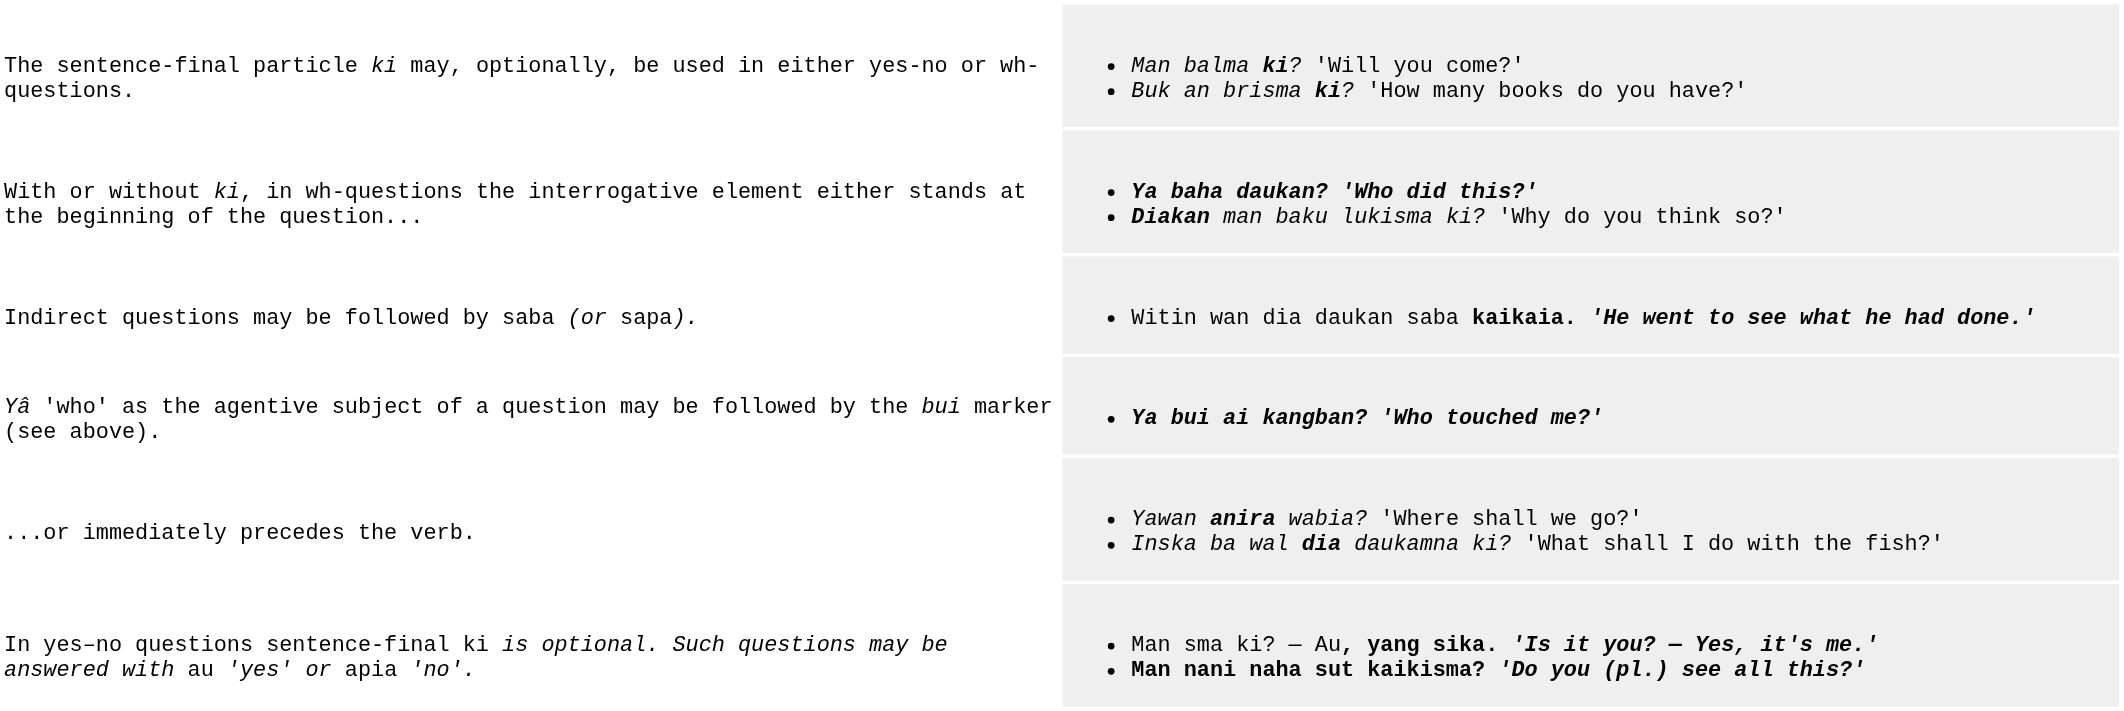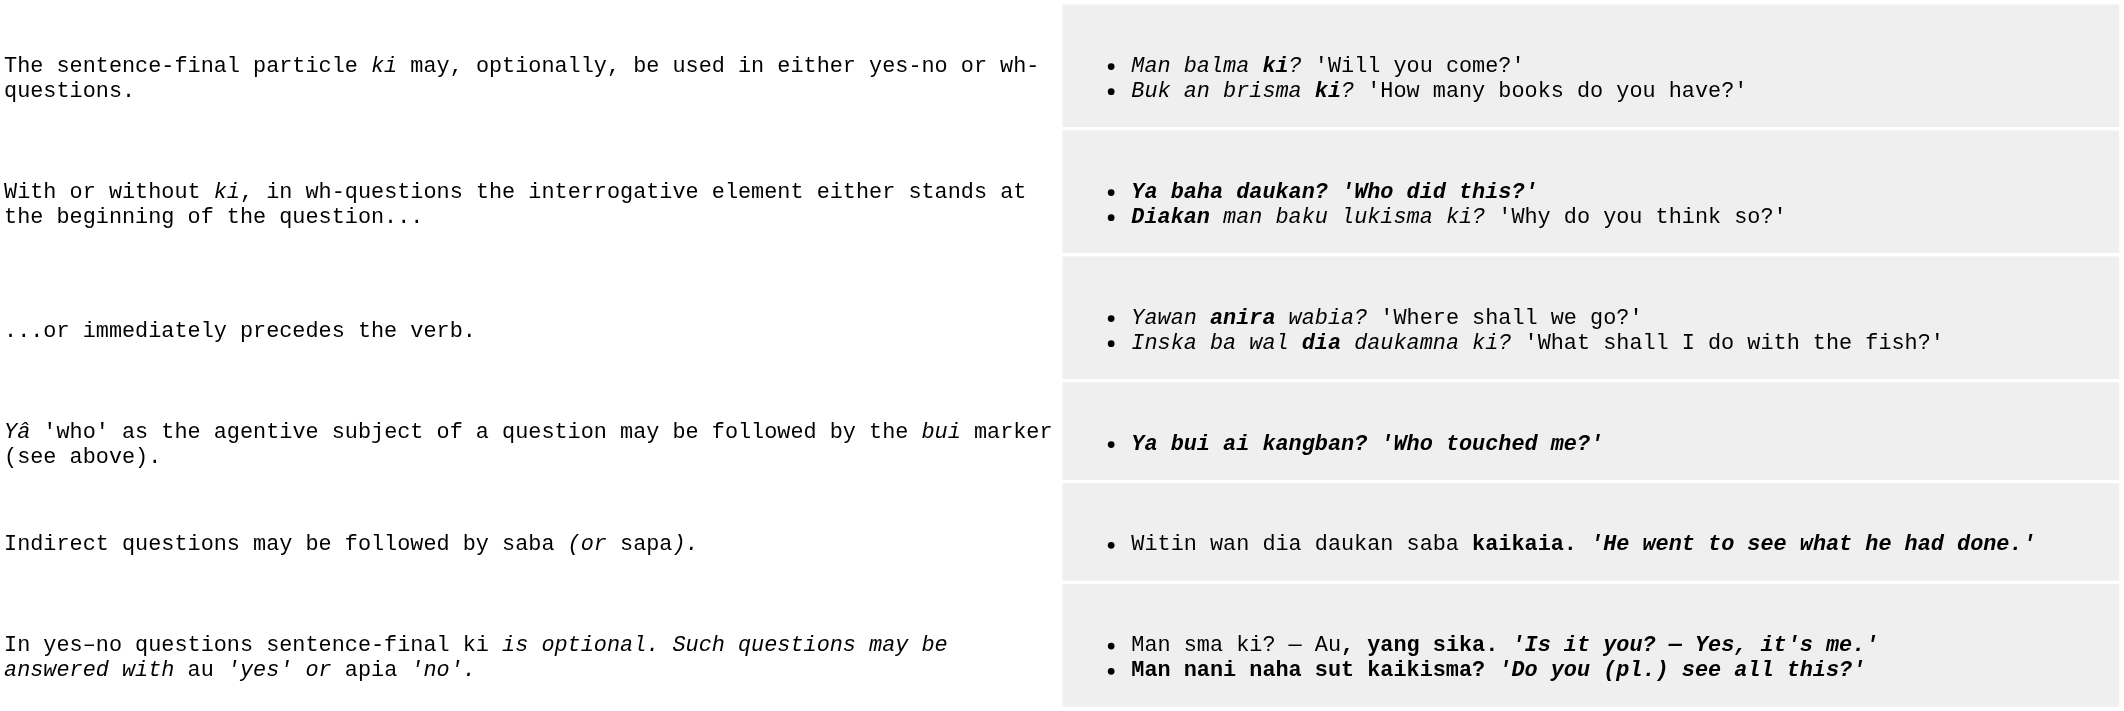rows swapped: (240, 532) <-> (351, 318)
